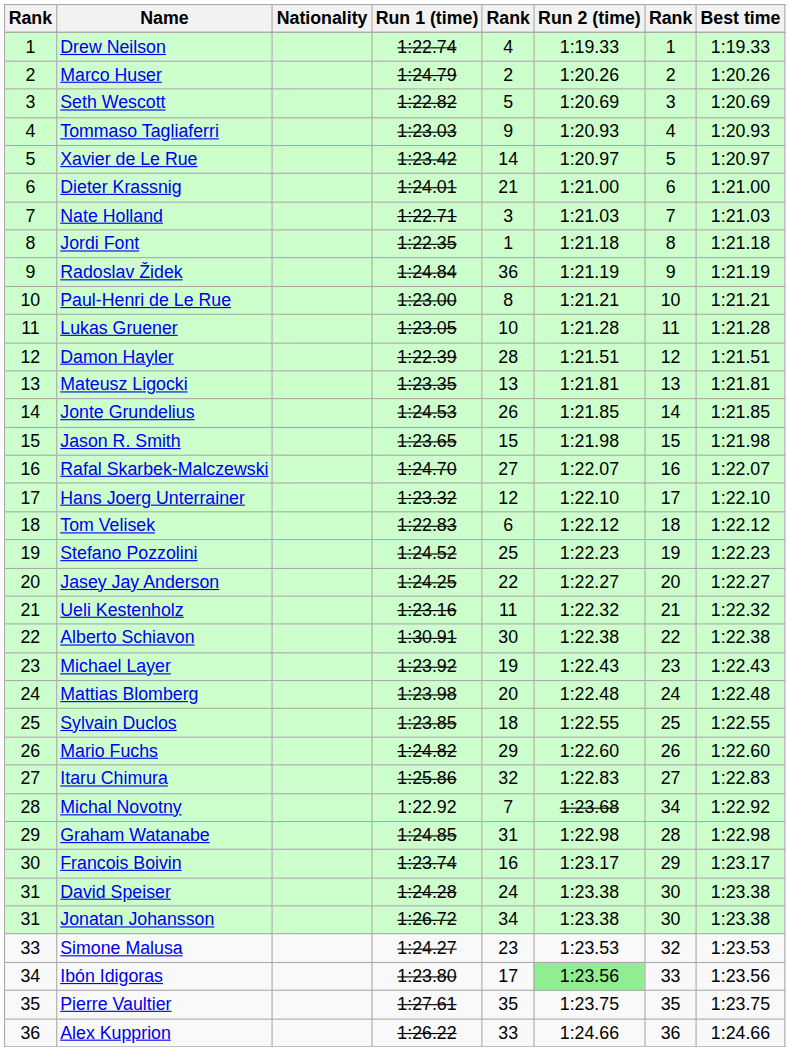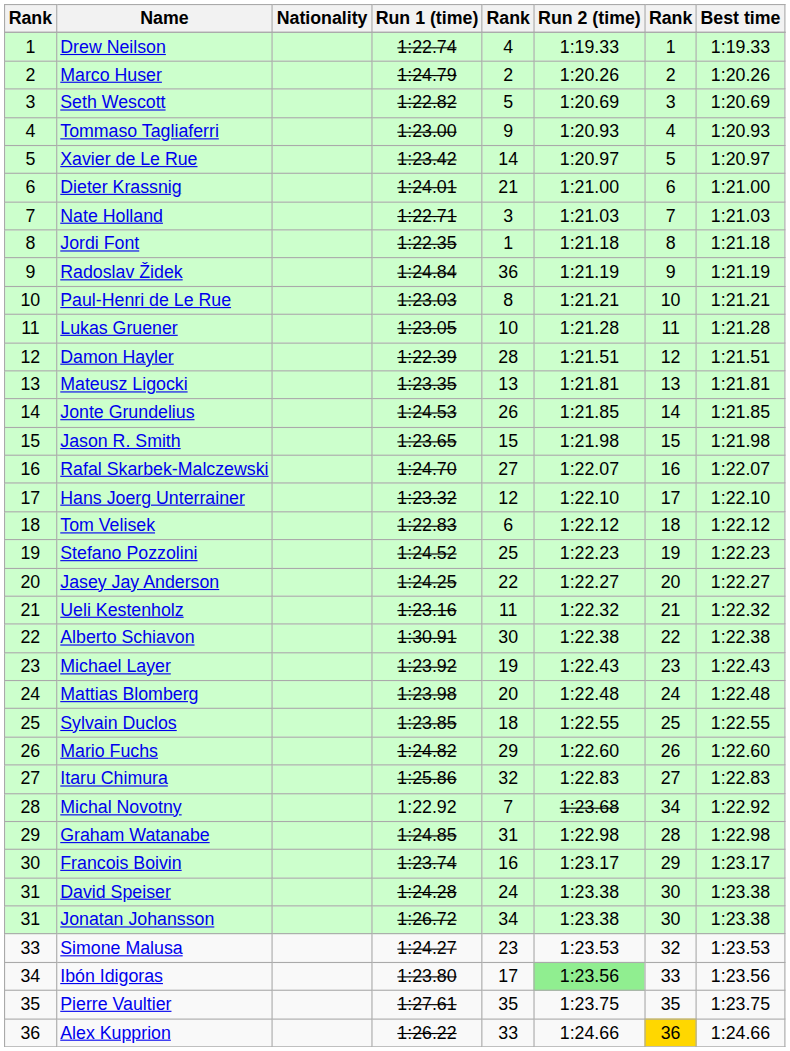(427, 131) 1:23.03 -> (427, 131) 1:23.00
(427, 300) 1:23.00 -> (427, 300) 1:23.03
(671, 1032) no background -> (671, 1032) gold background
